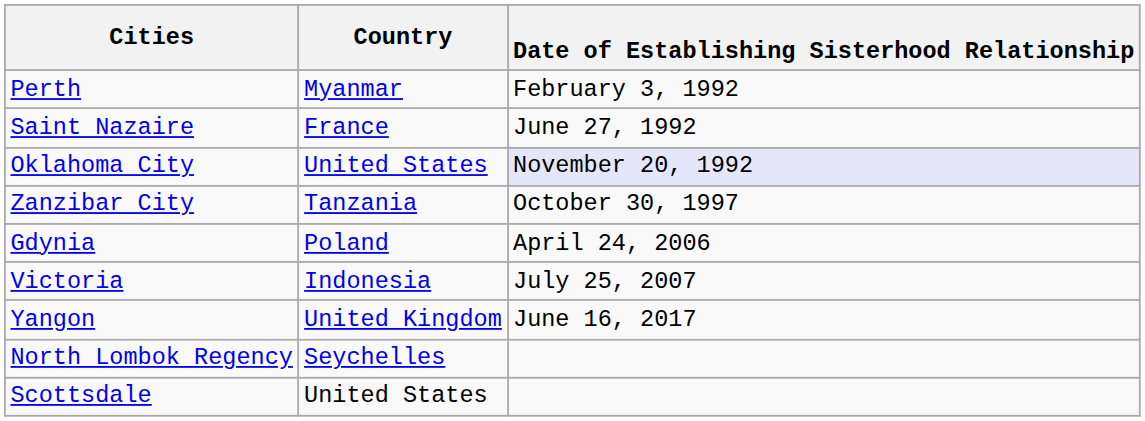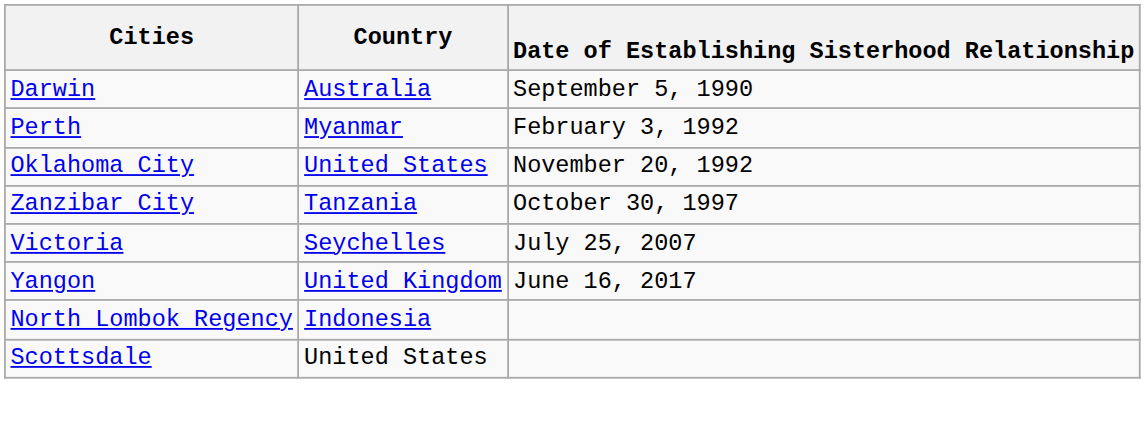+ row: (53, 90)
- row: (102, 128)
(633, 166) lavender background -> (633, 166) no background
- row: (53, 243)
(368, 281) Indonesia -> (375, 243) Seychelles
(375, 358) Seychelles -> (368, 320) Indonesia
